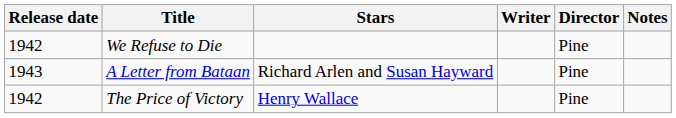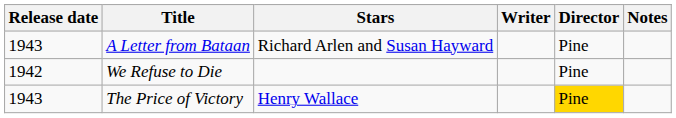rows swapped: (178, 71) <-> (164, 44)
(25, 98) 1942 -> (25, 98) 1943
(574, 98) no background -> (574, 98) gold background
